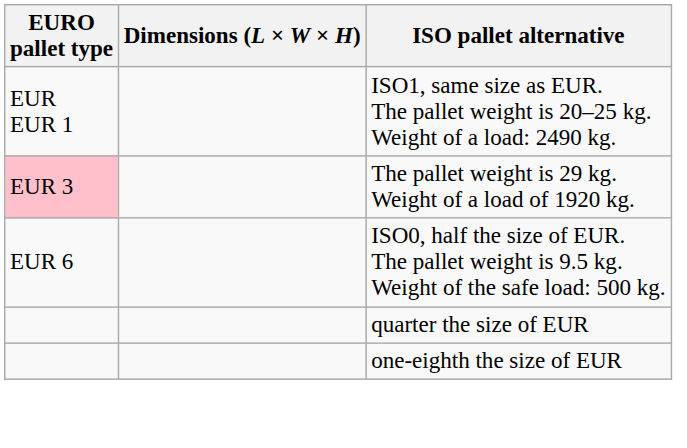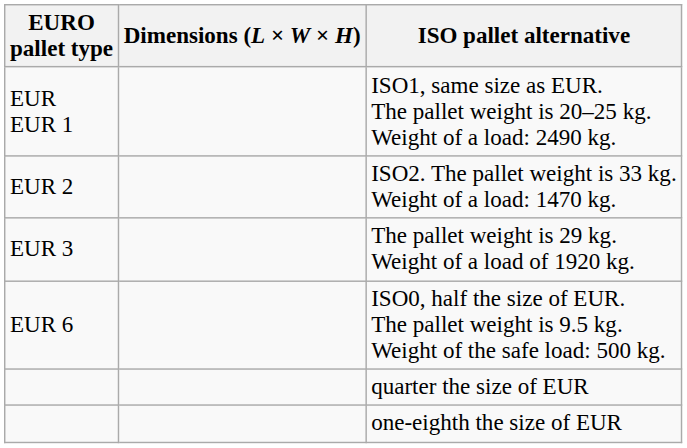+ row: (524, 186)
(42, 186) pink background -> (42, 249) no background
